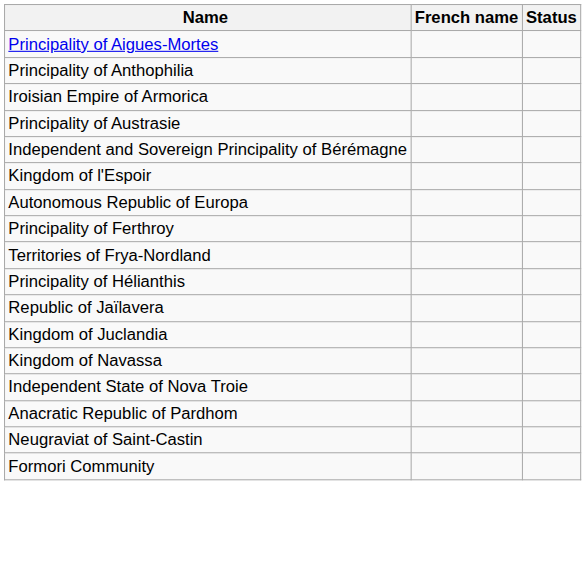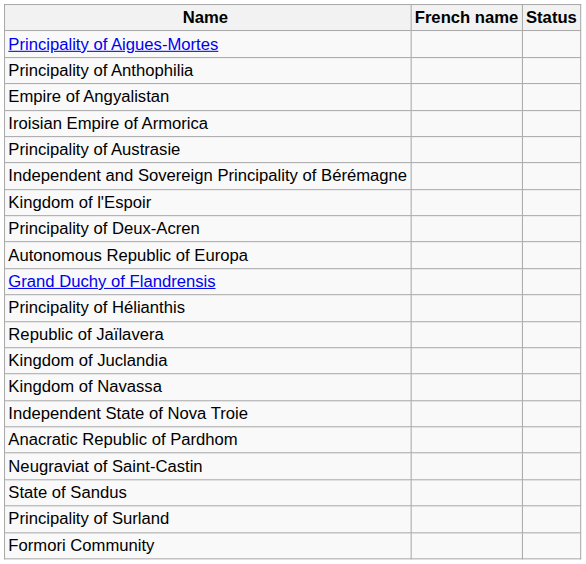+ row: (89, 96)
+ row: (104, 228)
- row: (91, 228)
+ row: (112, 281)
- row: (110, 255)
+ row: (68, 492)
+ row: (89, 519)
